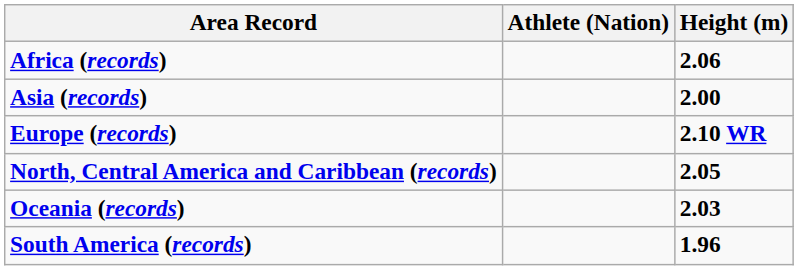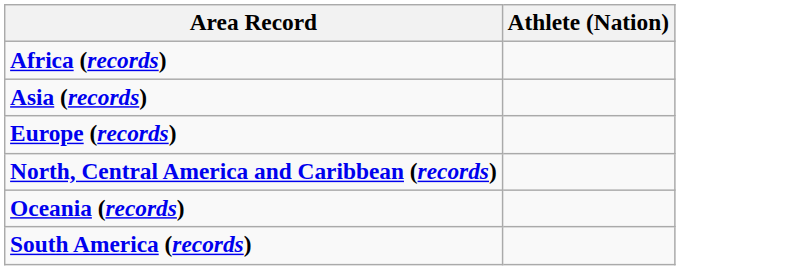- column: (734, 23)
